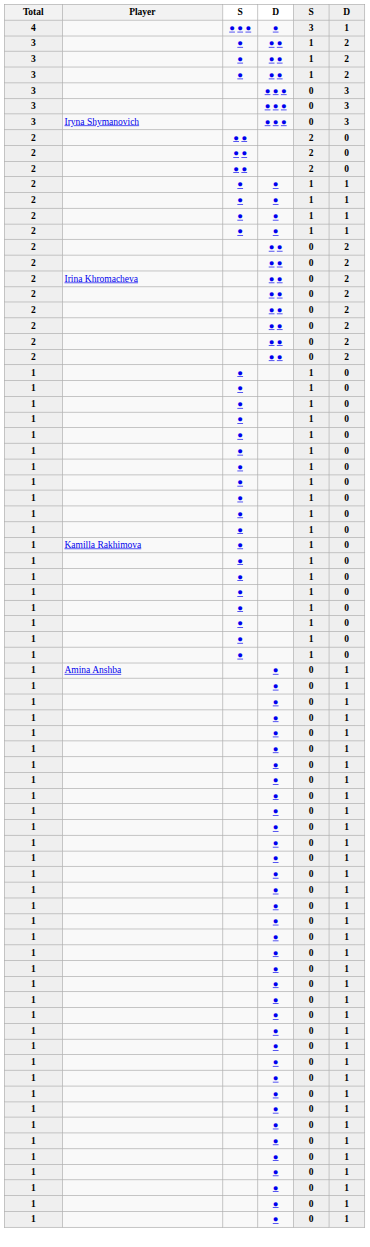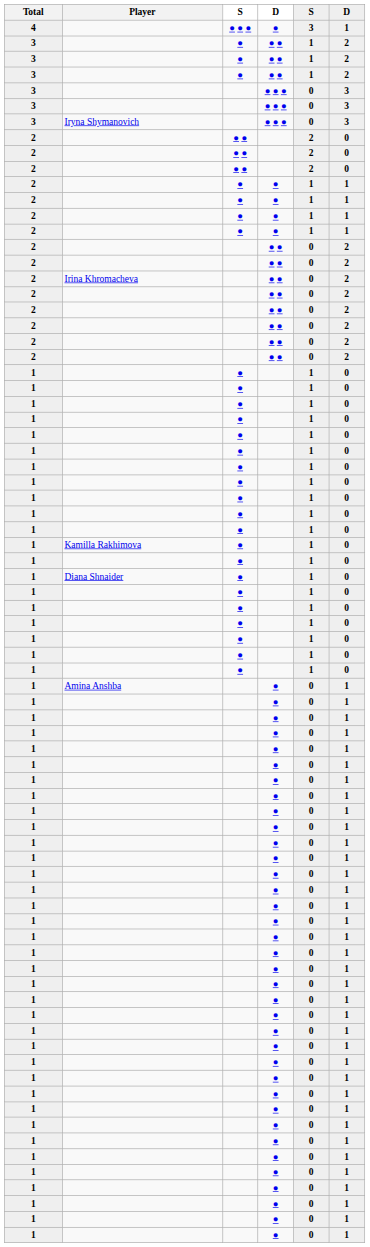+ row: (33, 577)
